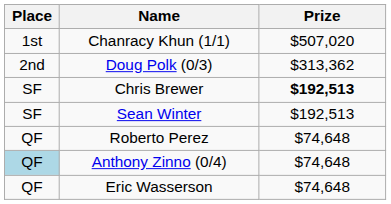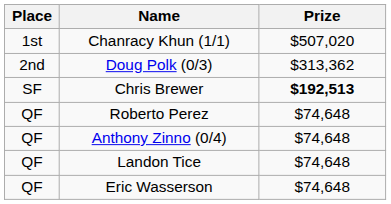- row: (159, 114)
(32, 162) lightblue background -> (32, 138) no background
+ row: (159, 162)
